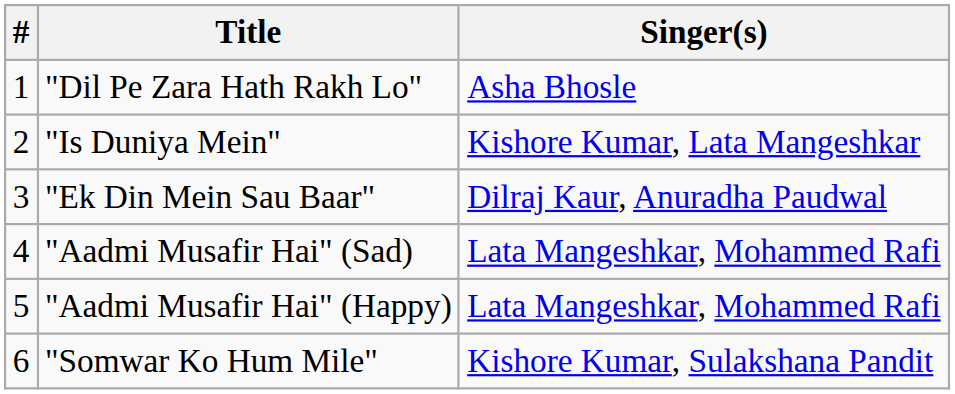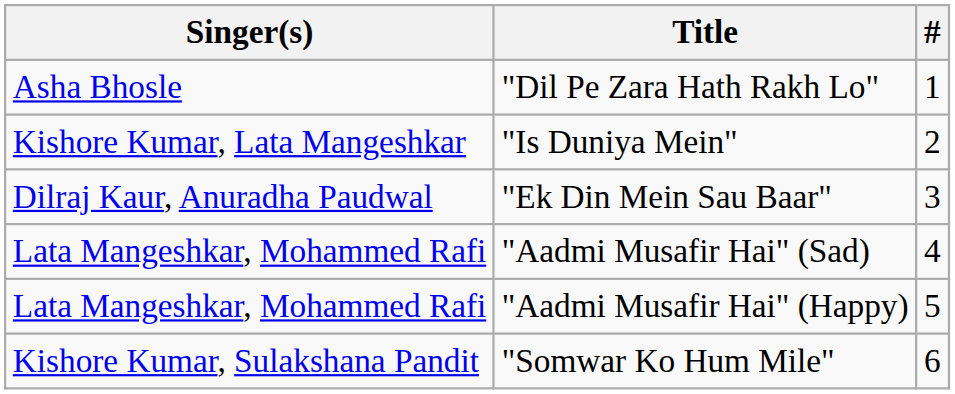columns swapped: (21, 32) <-> (704, 32)
